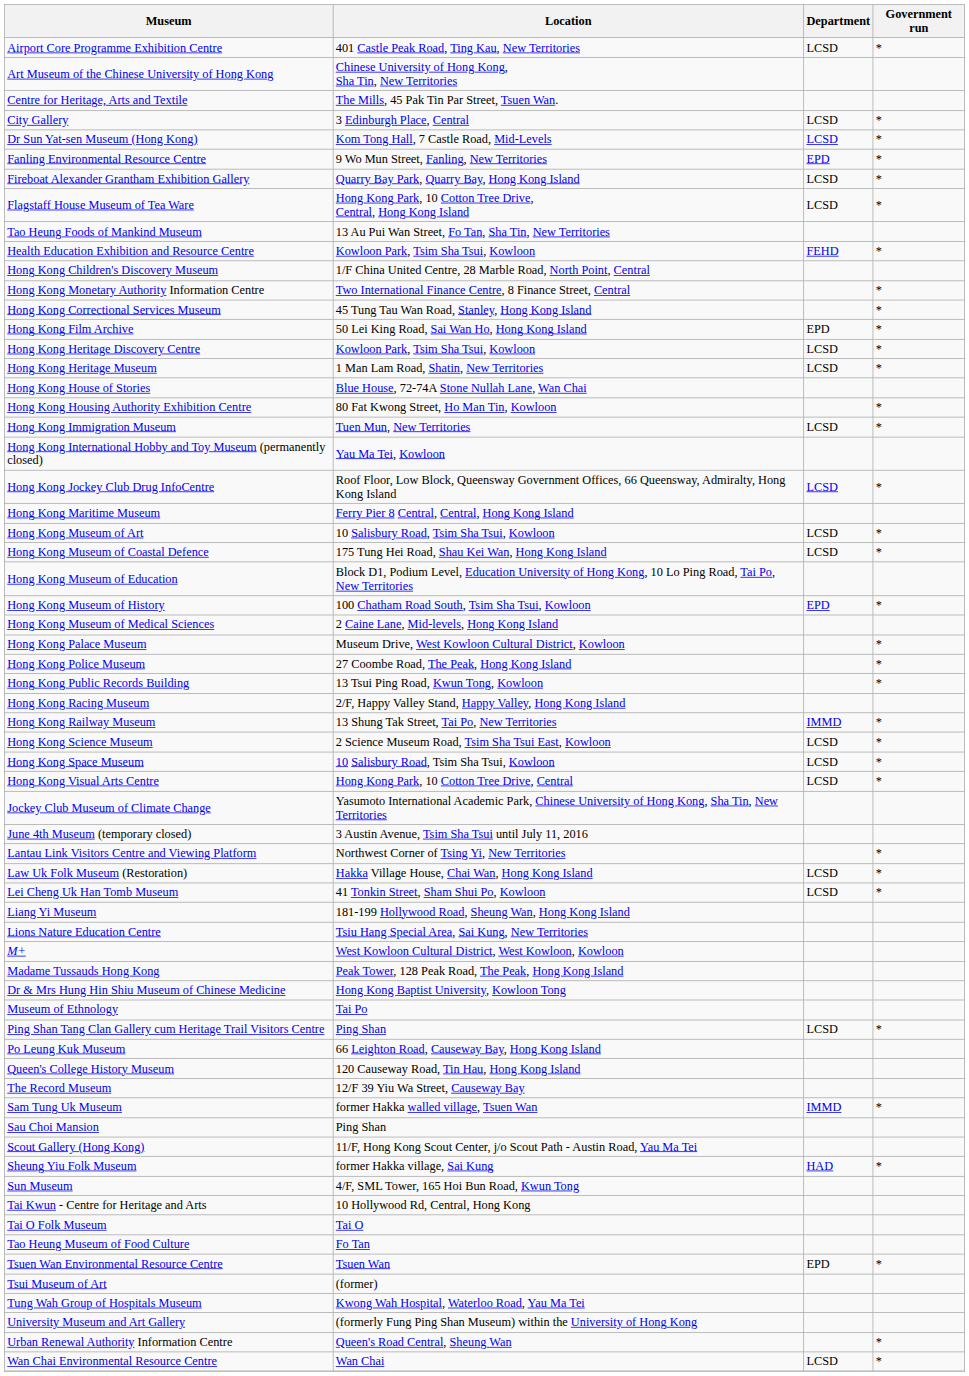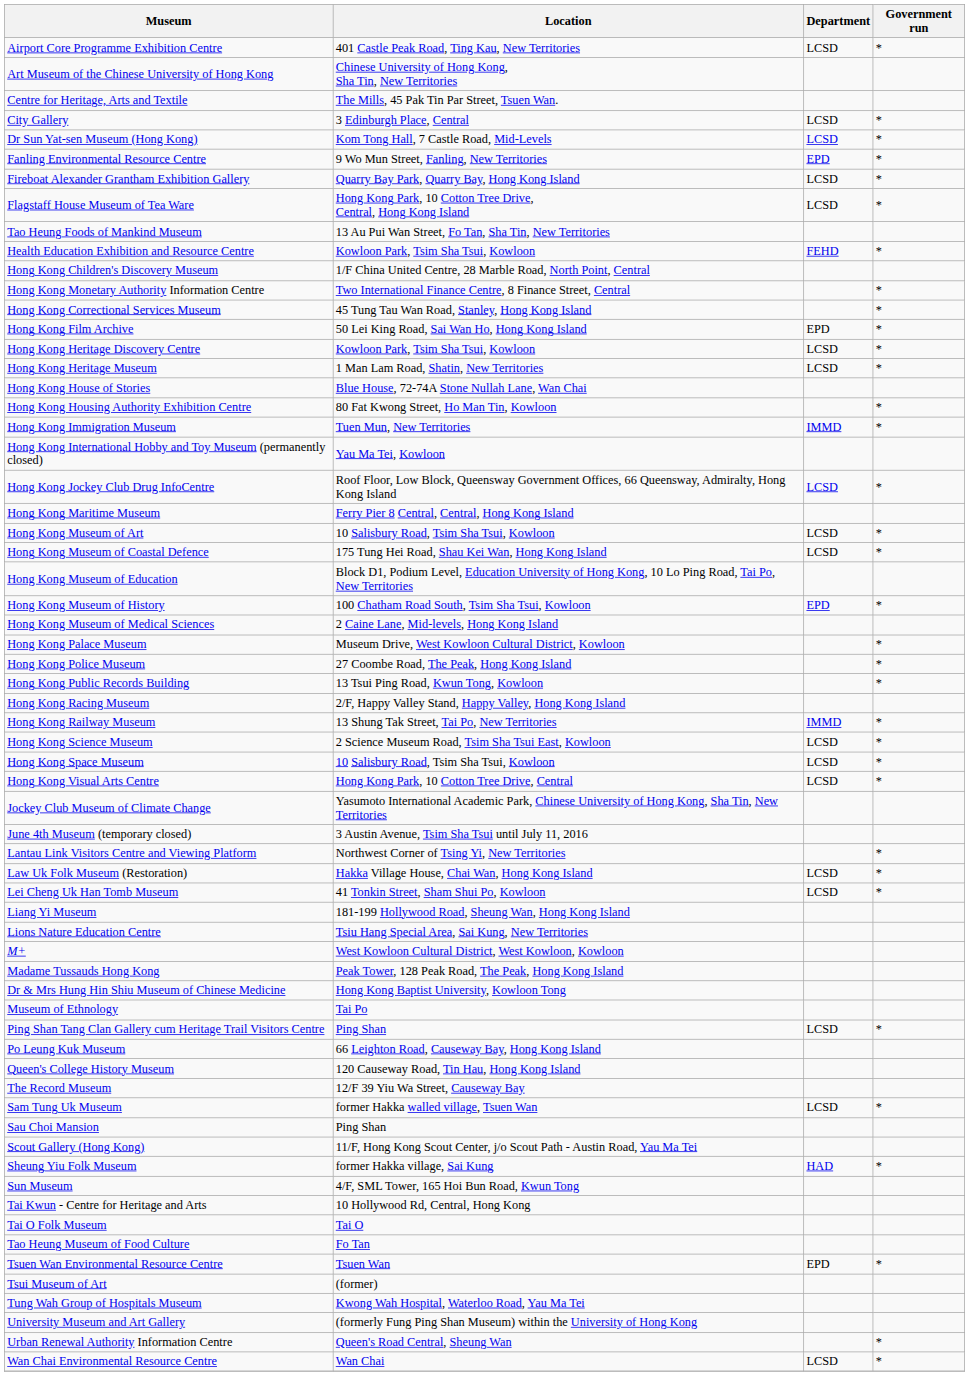(822, 427) LCSD -> (824, 427) IMMD
(824, 1107) IMMD -> (822, 1107) LCSD
